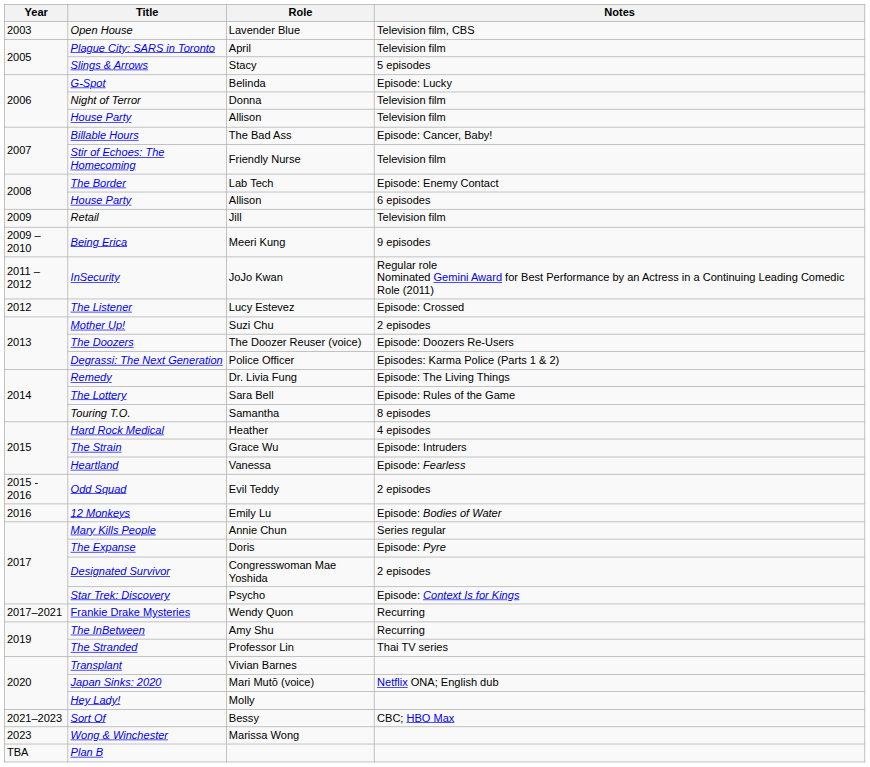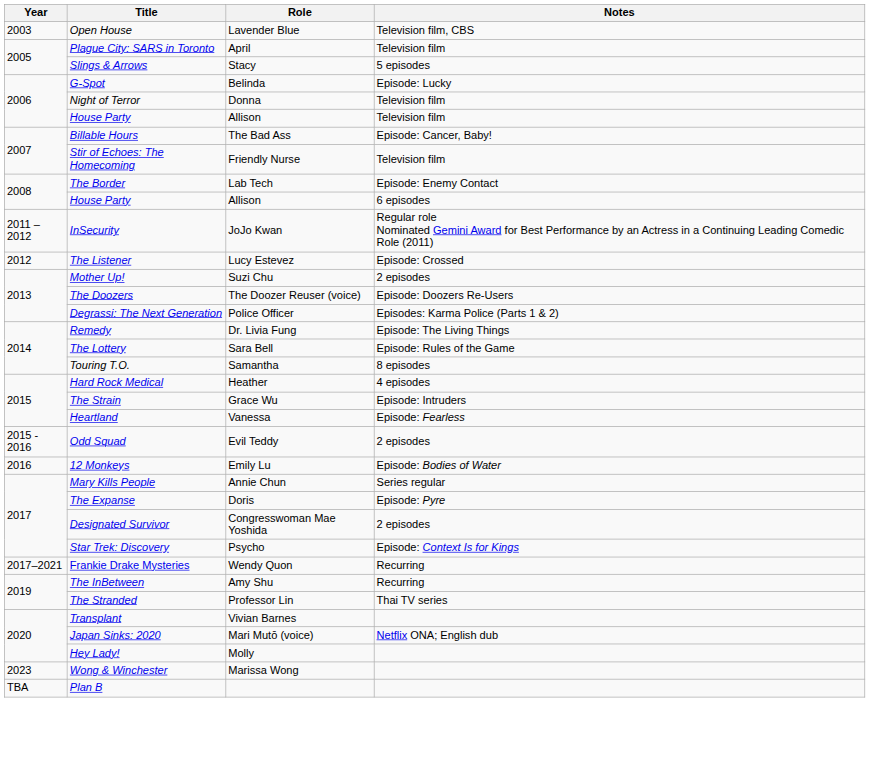- row: (85, 218)
- row: (99, 241)
- row: (88, 718)
